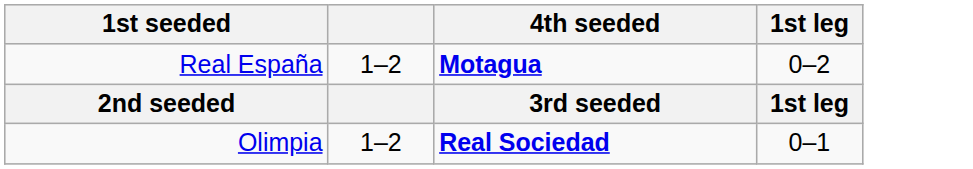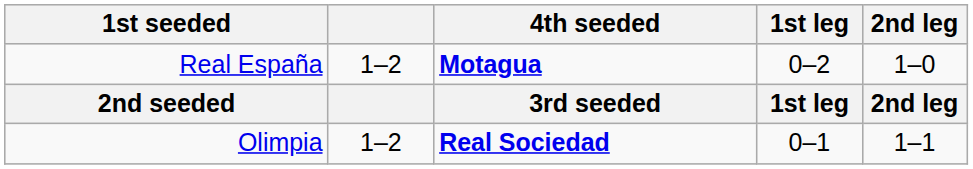+ column: (915, 24)
